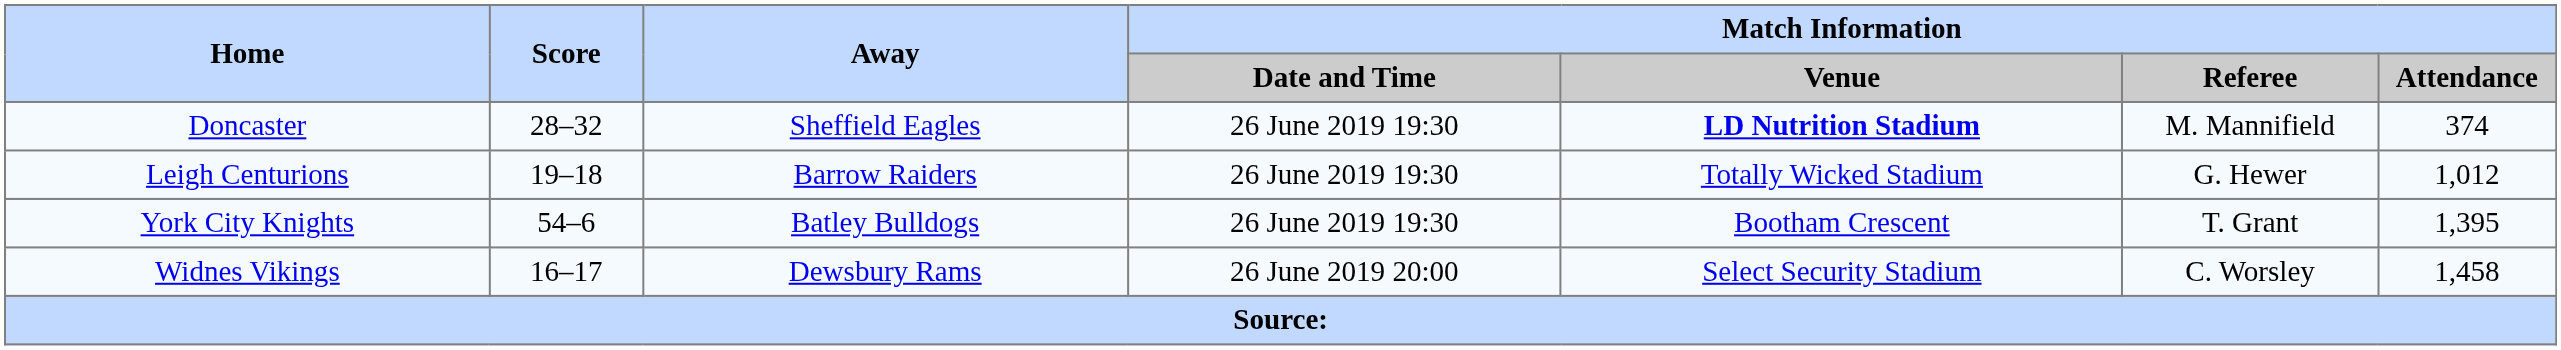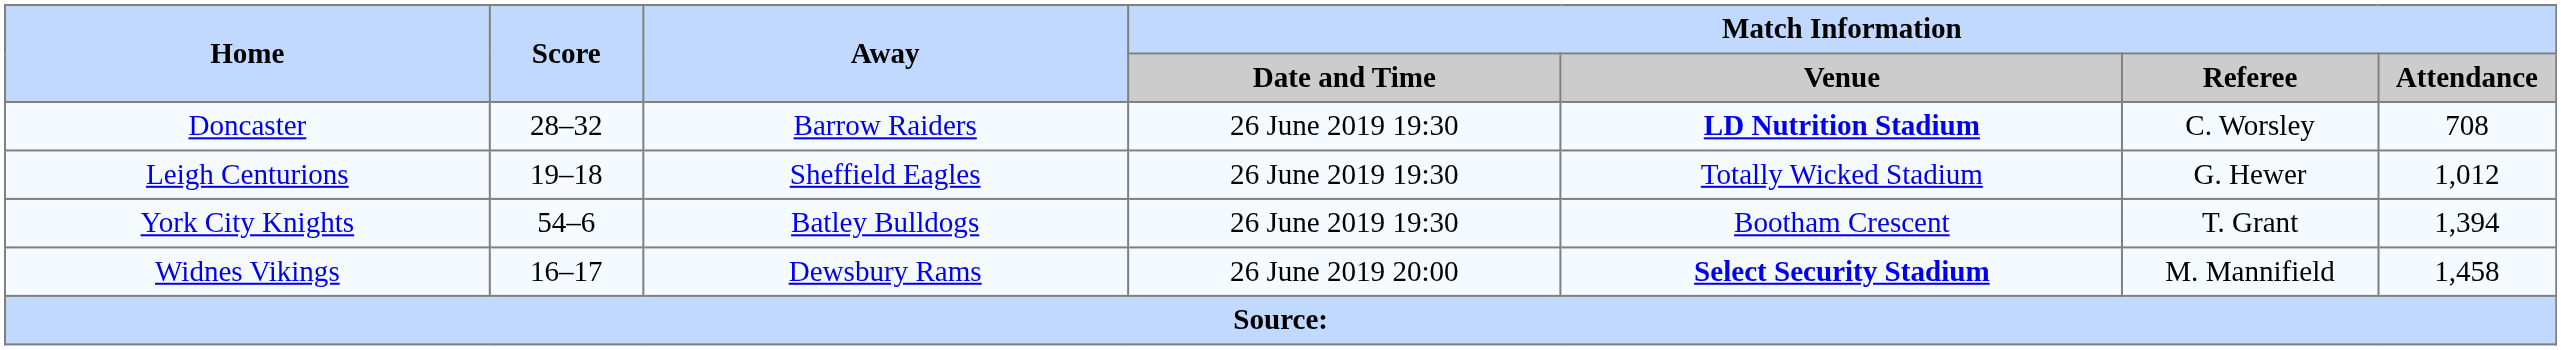(885, 125) Sheffield Eagles -> (885, 125) Barrow Raiders
(2250, 125) M. Mannifield -> (2250, 125) C. Worsley
(2467, 125) 374 -> (2467, 125) 708
(885, 174) Barrow Raiders -> (885, 174) Sheffield Eagles
(2467, 222) 1,395 -> (2467, 222) 1,394
(1842, 271) normal -> (1842, 271) bold
(2250, 271) C. Worsley -> (2250, 271) M. Mannifield
